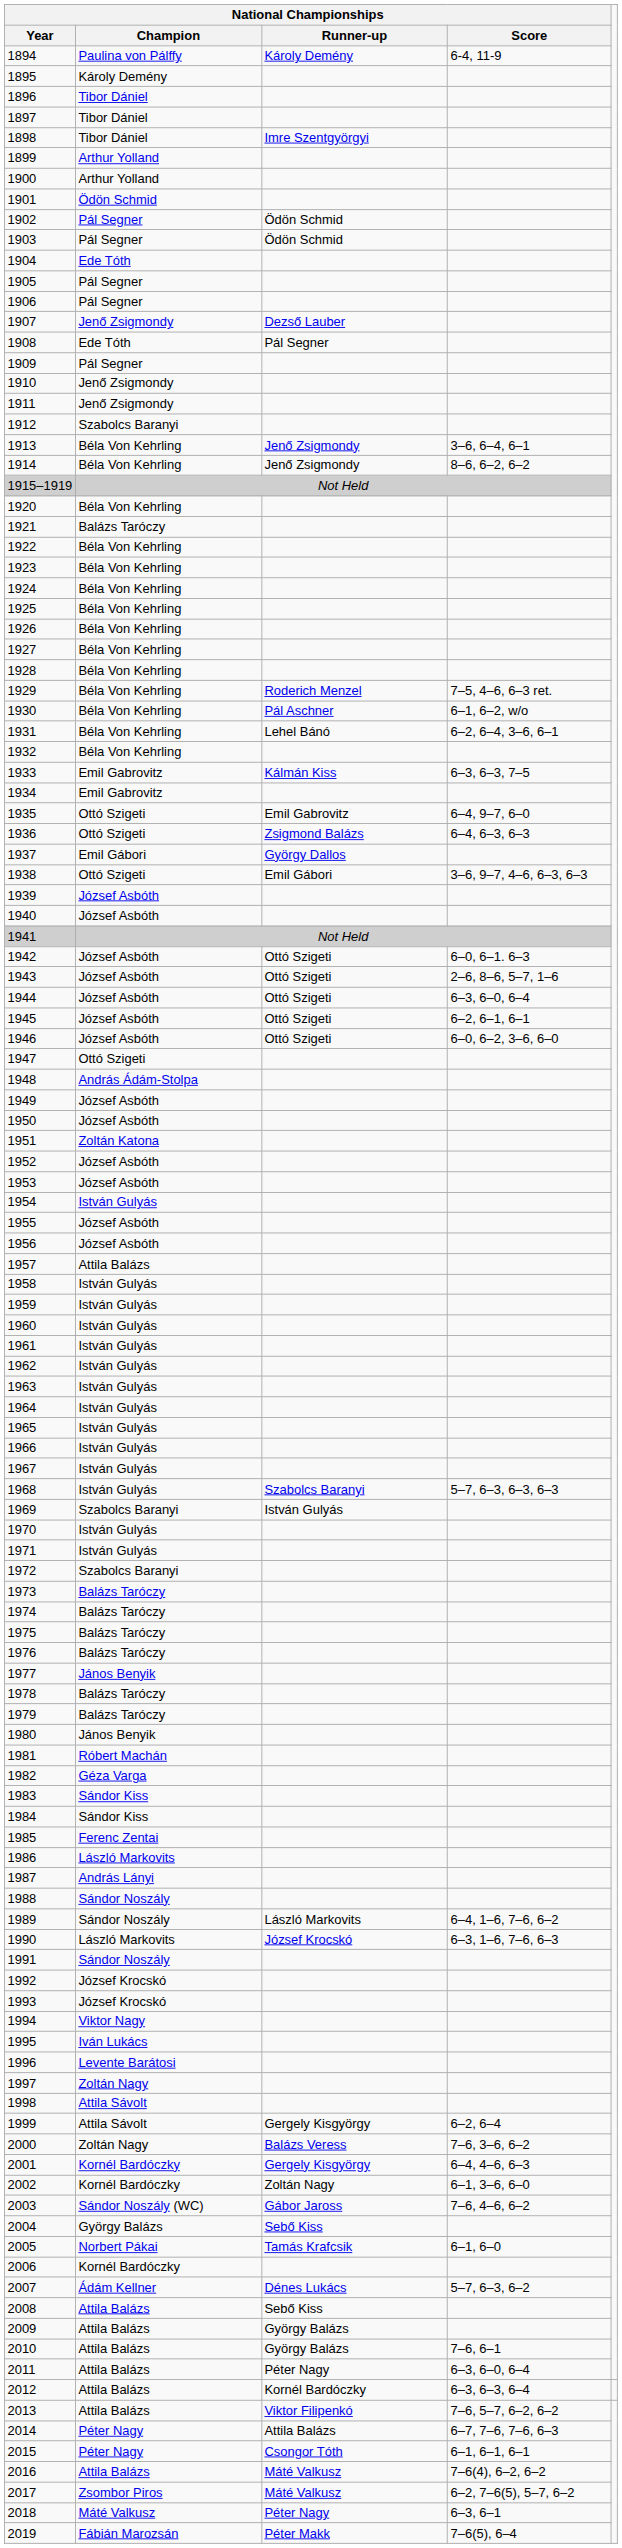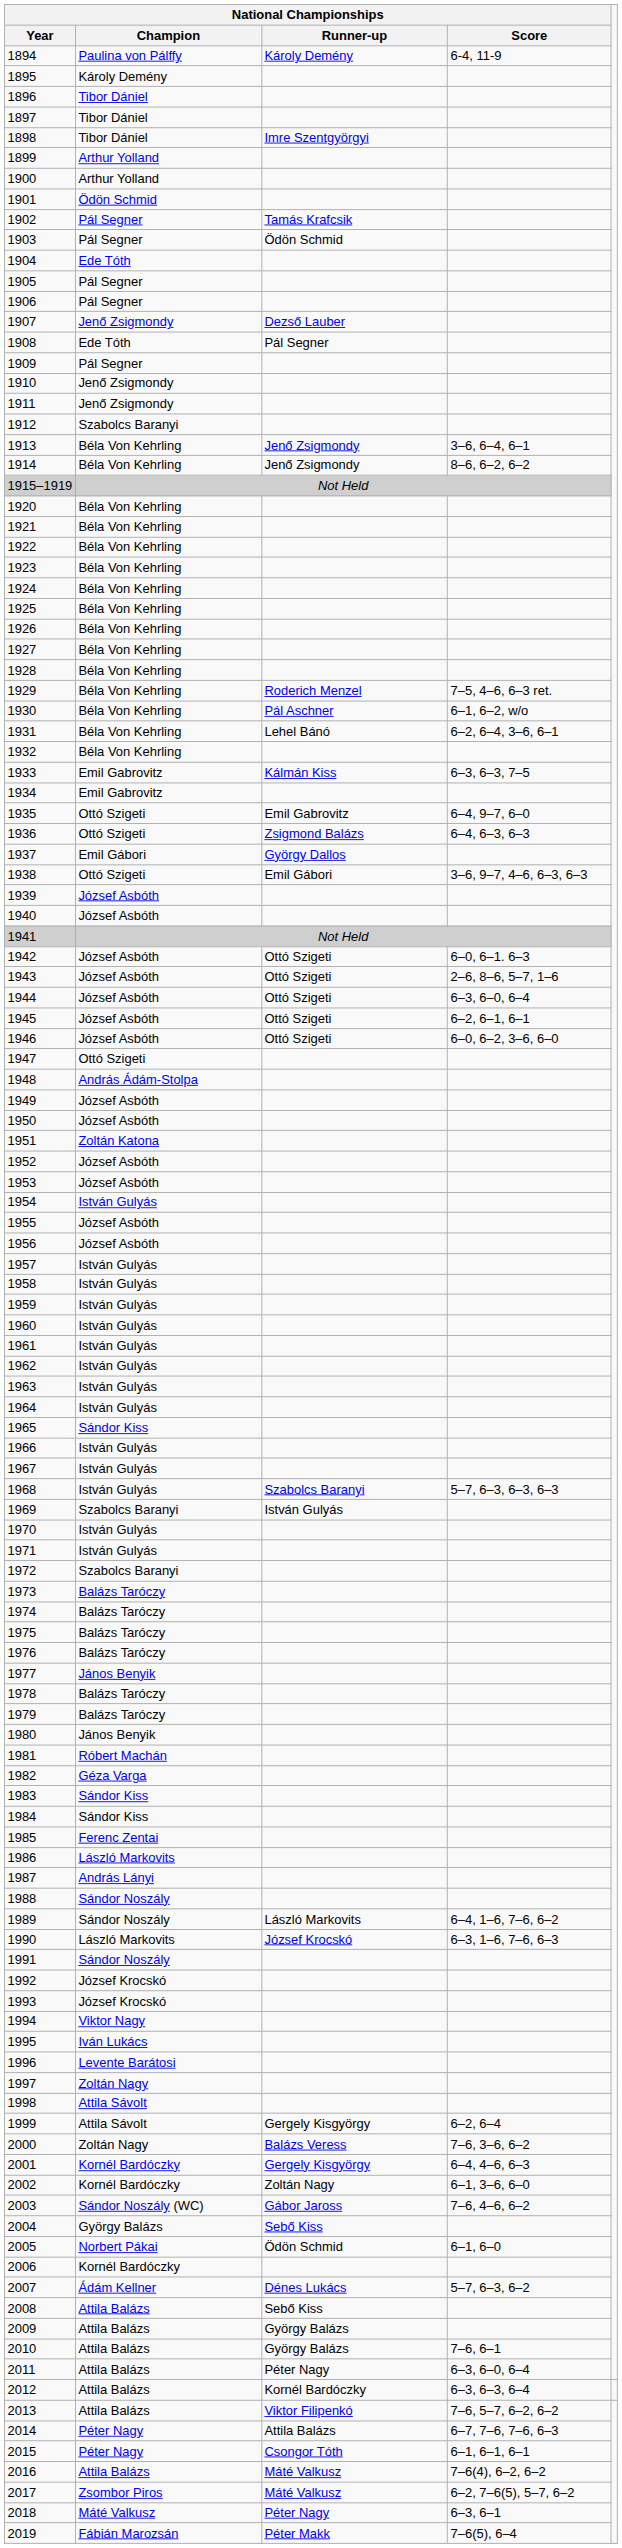(304, 220) Ödön Schmid -> (308, 220) Tamás Krafcsik
(122, 527) Balázs Taróczy -> (130, 527) Béla Von Kehrling
(114, 1264) Attila Balázs -> (118, 1264) István Gulyás
(118, 1428) István Gulyás -> (113, 1428) Sándor Kiss
(308, 2247) Tamás Krafcsik -> (304, 2247) Ödön Schmid
